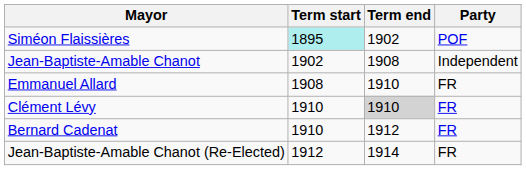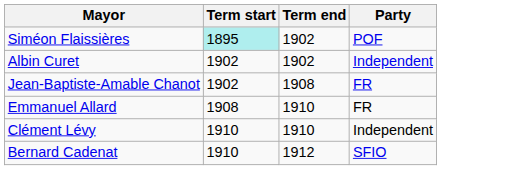+ row: (43, 61)
(478, 61) Independent -> (362, 84) FR
(383, 107) lightgrey background -> (299, 130) no background
(447, 107) FR -> (393, 130) Independent
(447, 130) FR -> (370, 152) SFIO
- row: (146, 152)
